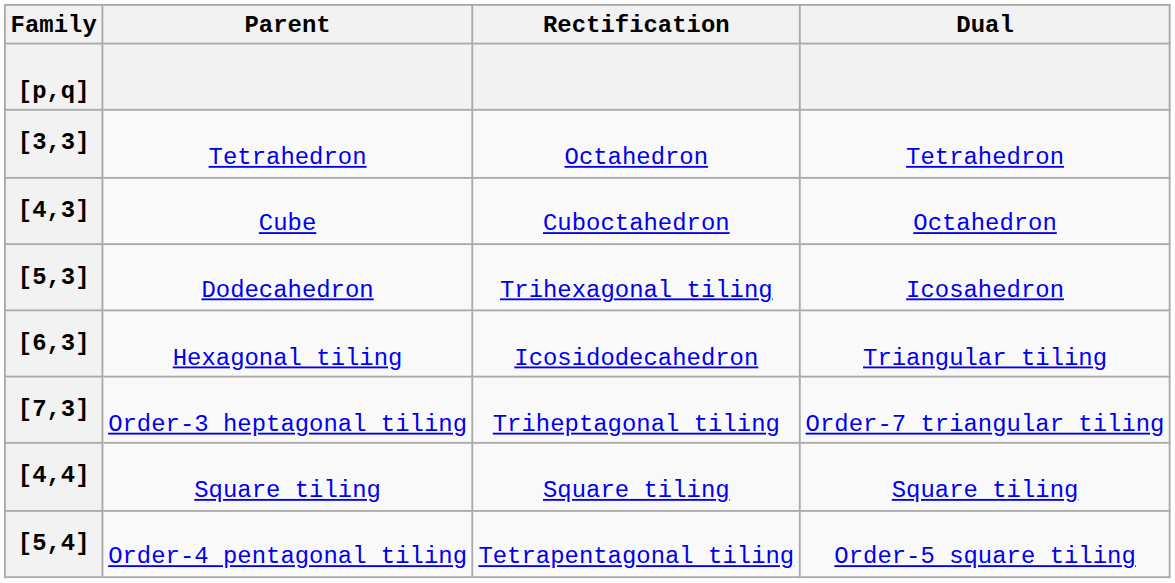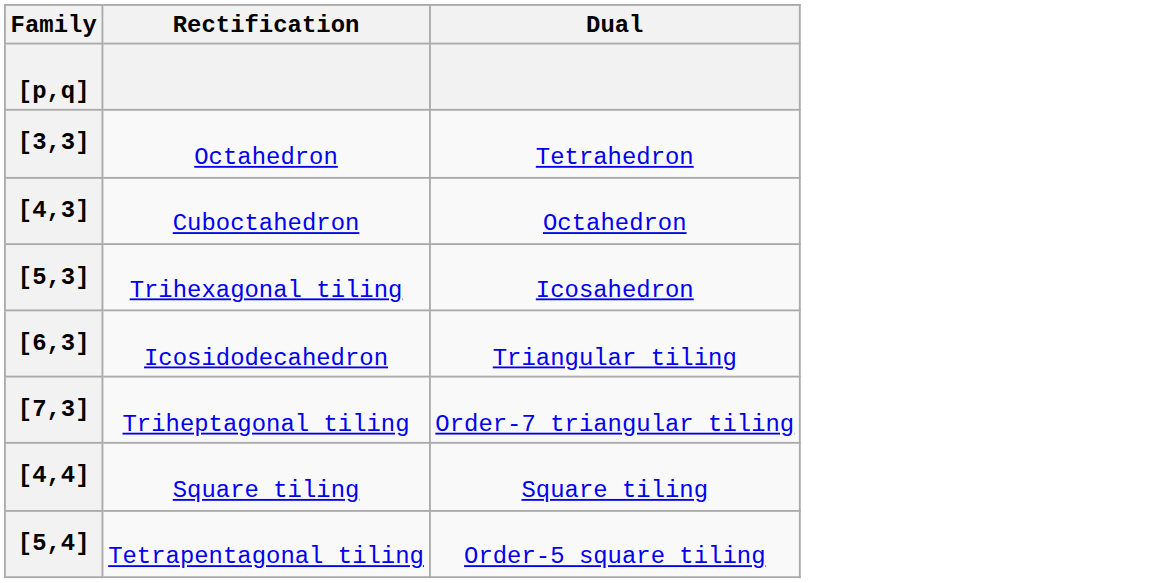- column: (288, 77)
